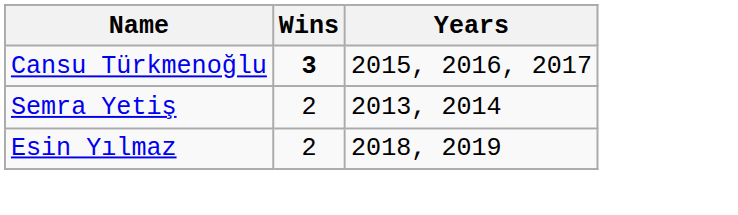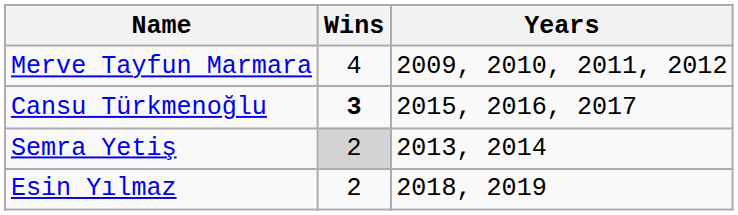+ row: (162, 66)
(309, 107) no background -> (354, 148) lightgrey background
